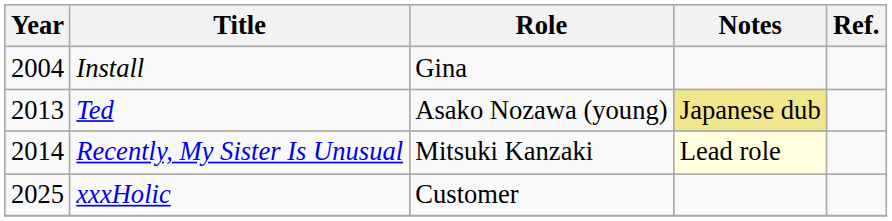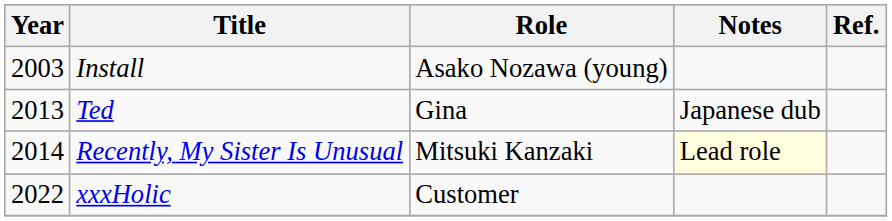(38, 67) 2004 -> (38, 67) 2003
(441, 67) Gina -> (541, 67) Asako Nozawa (young)
(541, 109) Asako Nozawa (young) -> (441, 109) Gina
(750, 109) khaki background -> (750, 109) no background
(38, 194) 2025 -> (38, 194) 2022
